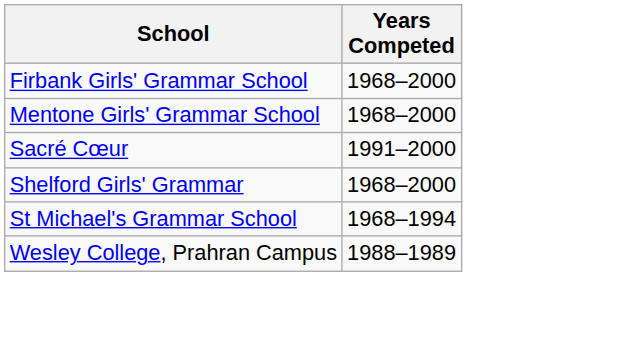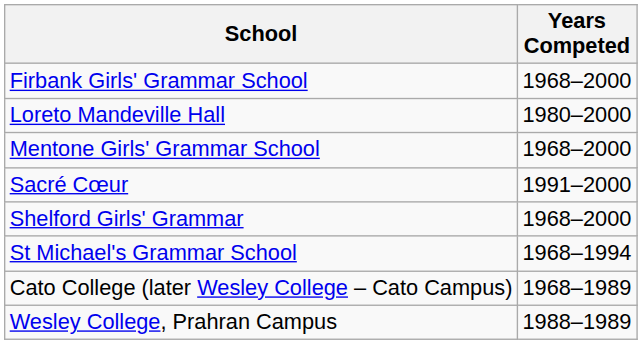+ row: (117, 115)
+ row: (261, 287)
